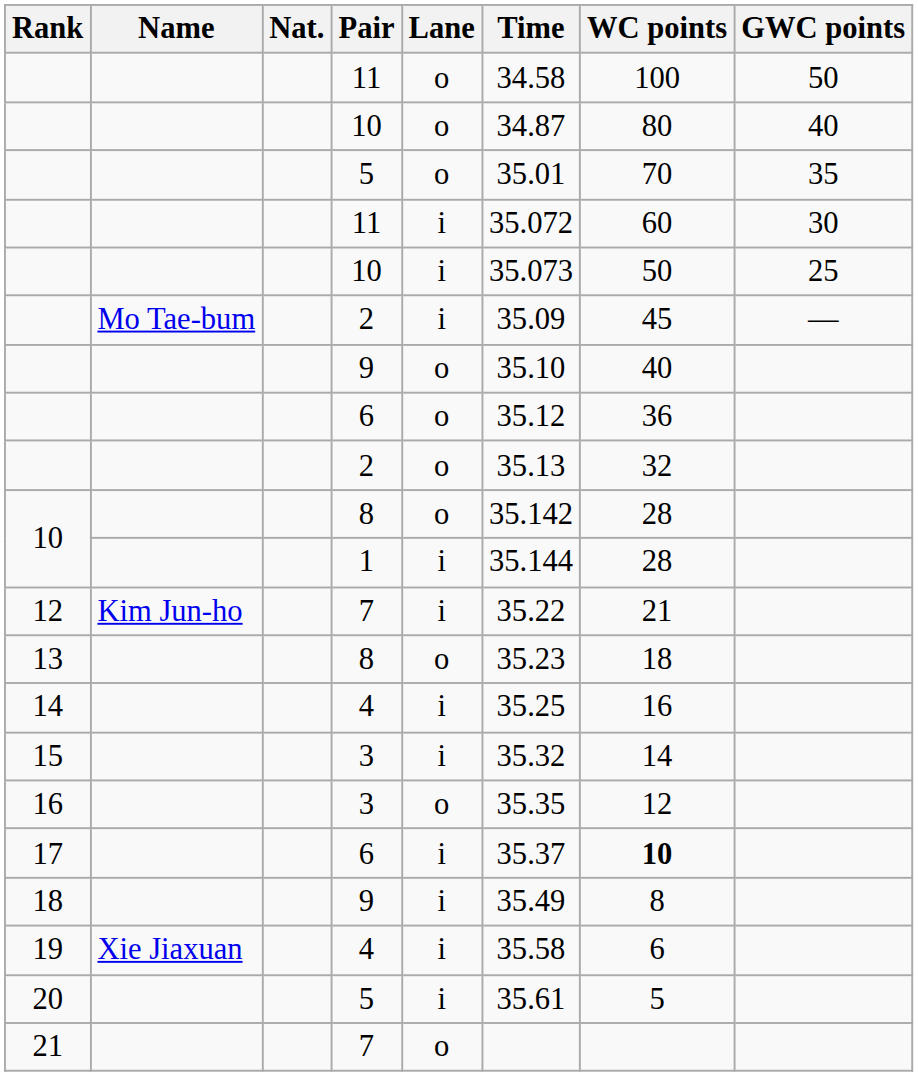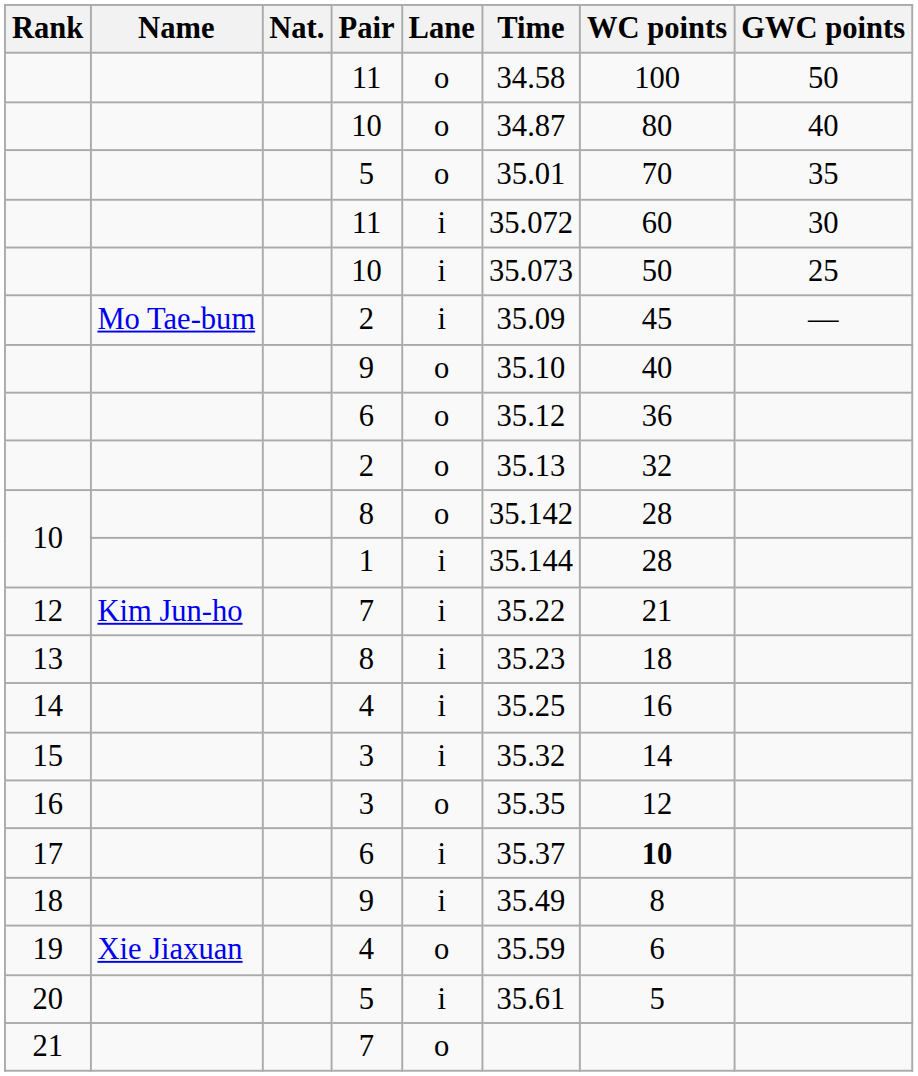(442, 658) o -> (442, 658) i
(442, 949) i -> (442, 949) o
(531, 949) 35.58 -> (531, 949) 35.59
